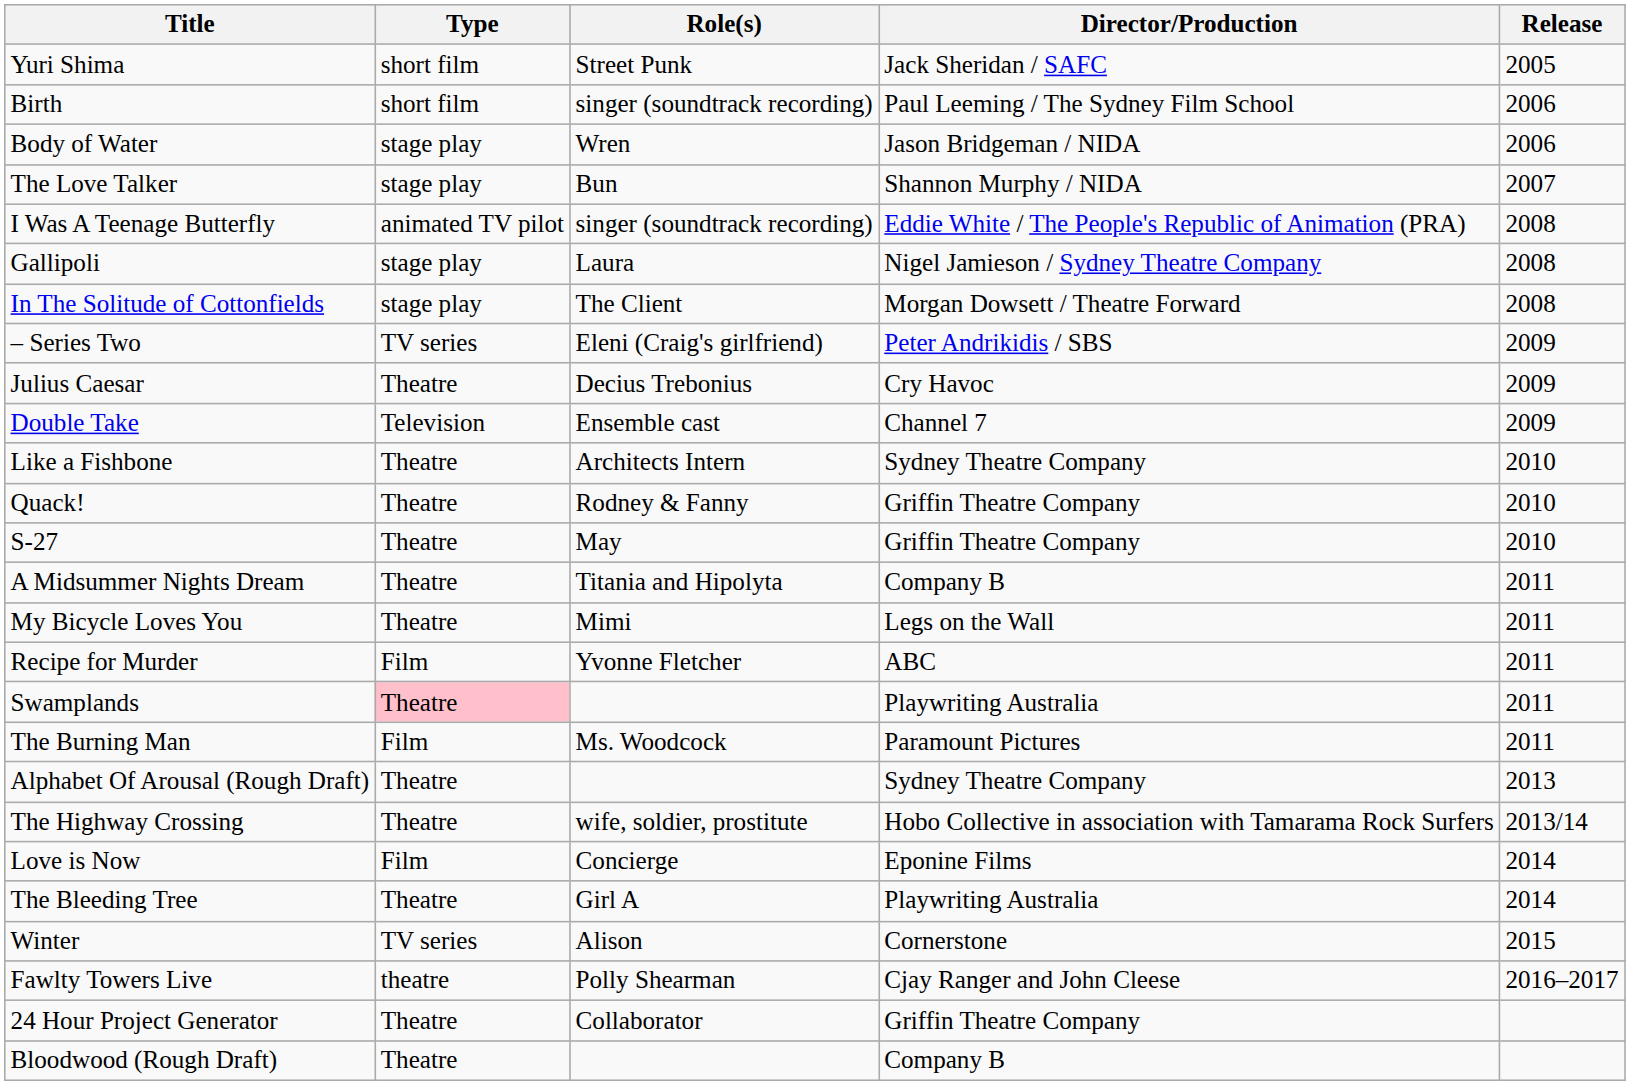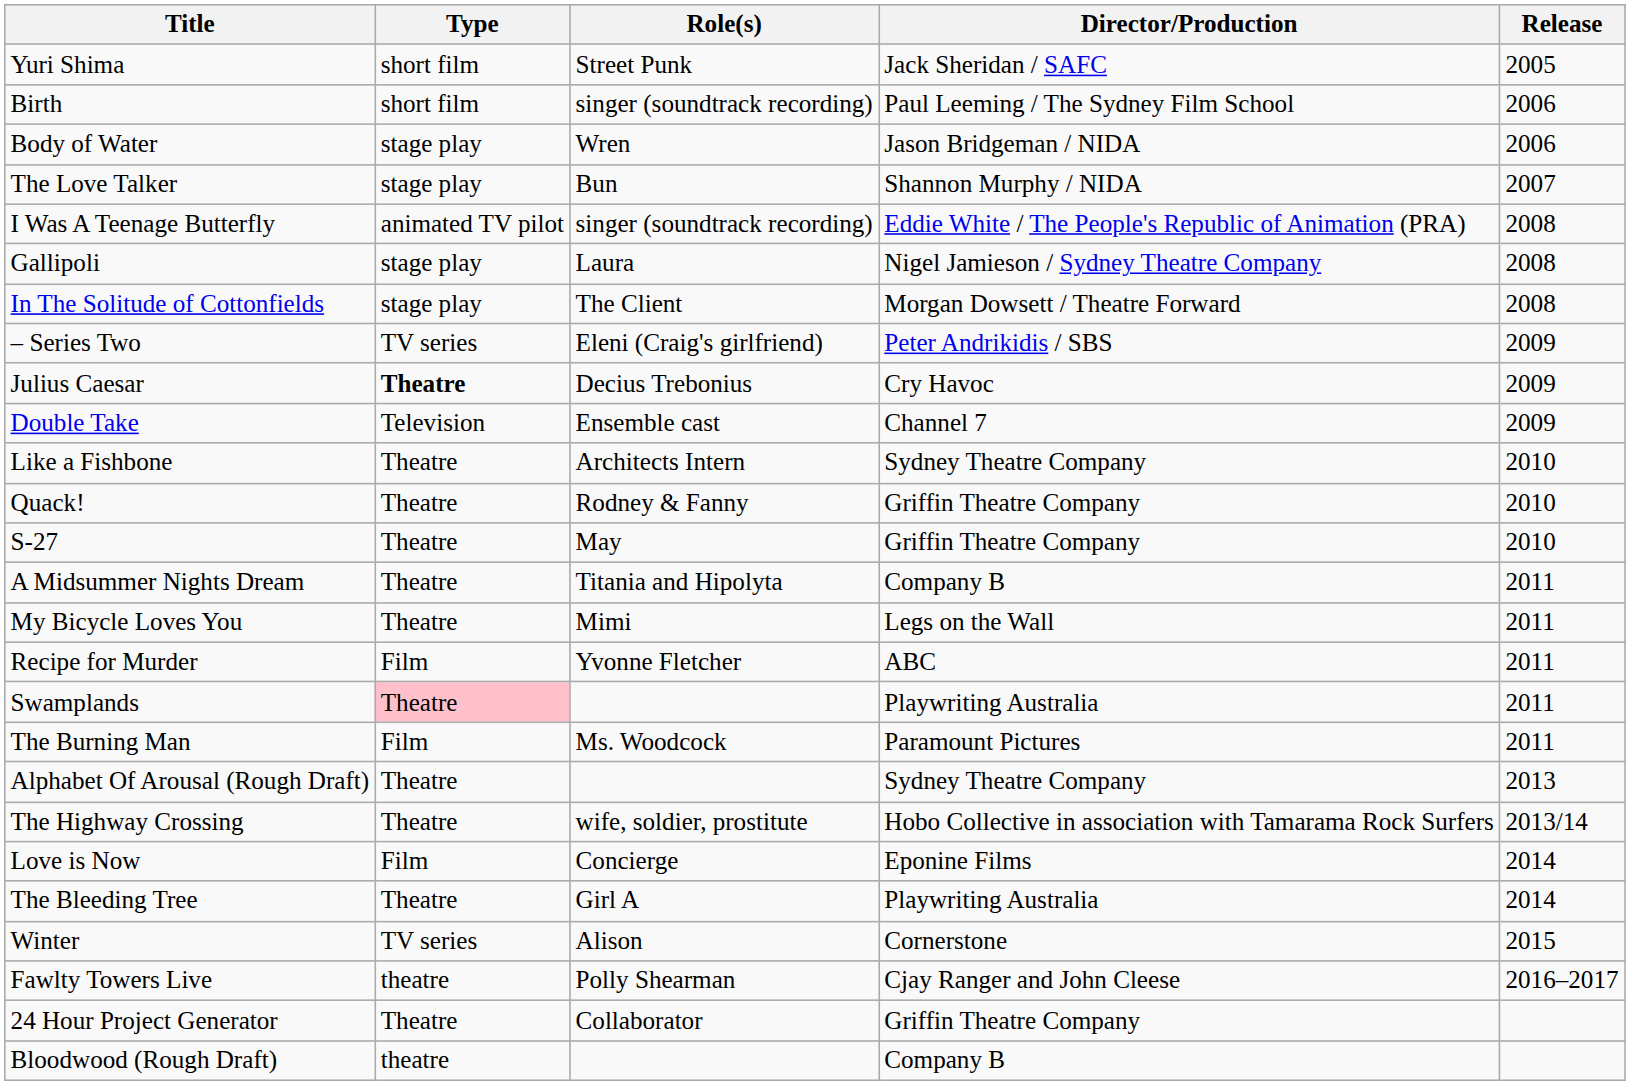(419, 382) normal -> (423, 382) bold
(419, 1060) Theatre -> (415, 1060) theatre
